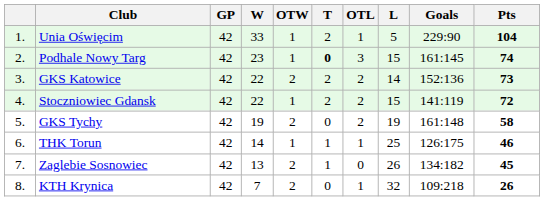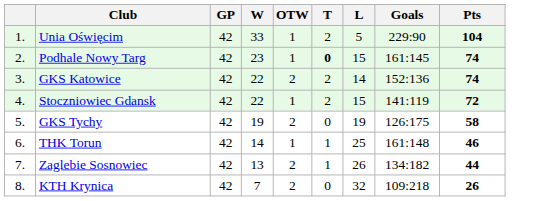- column: (361, 15)
(507, 79) 73 -> (472, 79) 74
(442, 121) 161:148 -> (407, 121) 126:175
(442, 143) 126:175 -> (407, 143) 161:148
(507, 164) 45 -> (472, 164) 44
